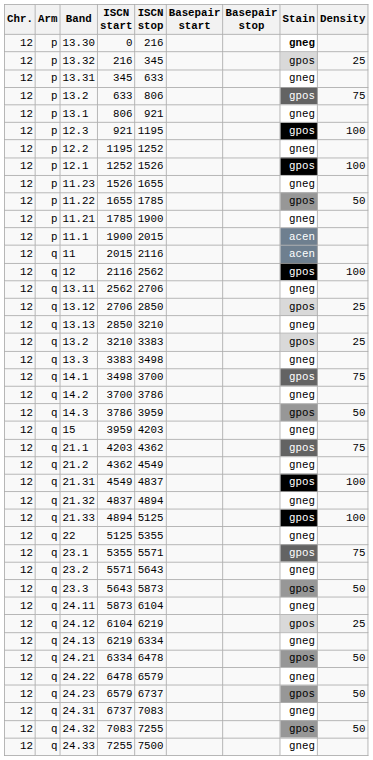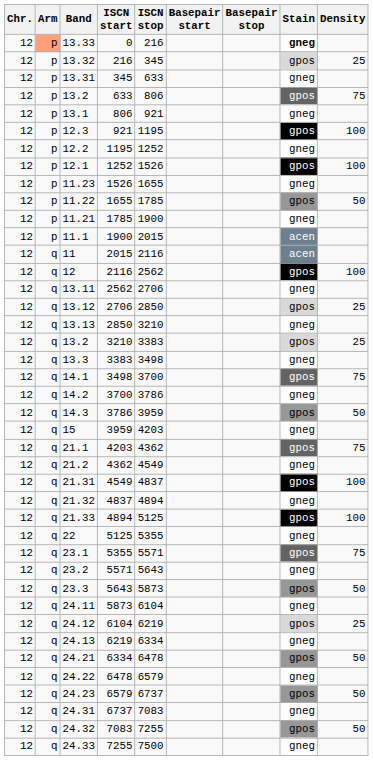(54, 43) no background -> (54, 43) lightsalmon background
(79, 43) 13.30 -> (79, 43) 13.33
